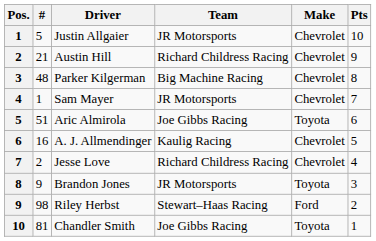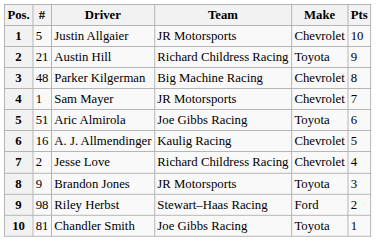(320, 57) Chevrolet -> (312, 57) Toyota
